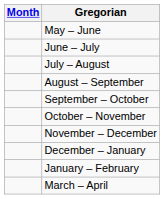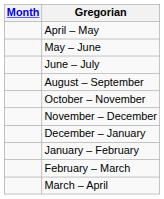+ row: (72, 30)
- row: (77, 64)
- row: (97, 99)
+ row: (87, 168)
